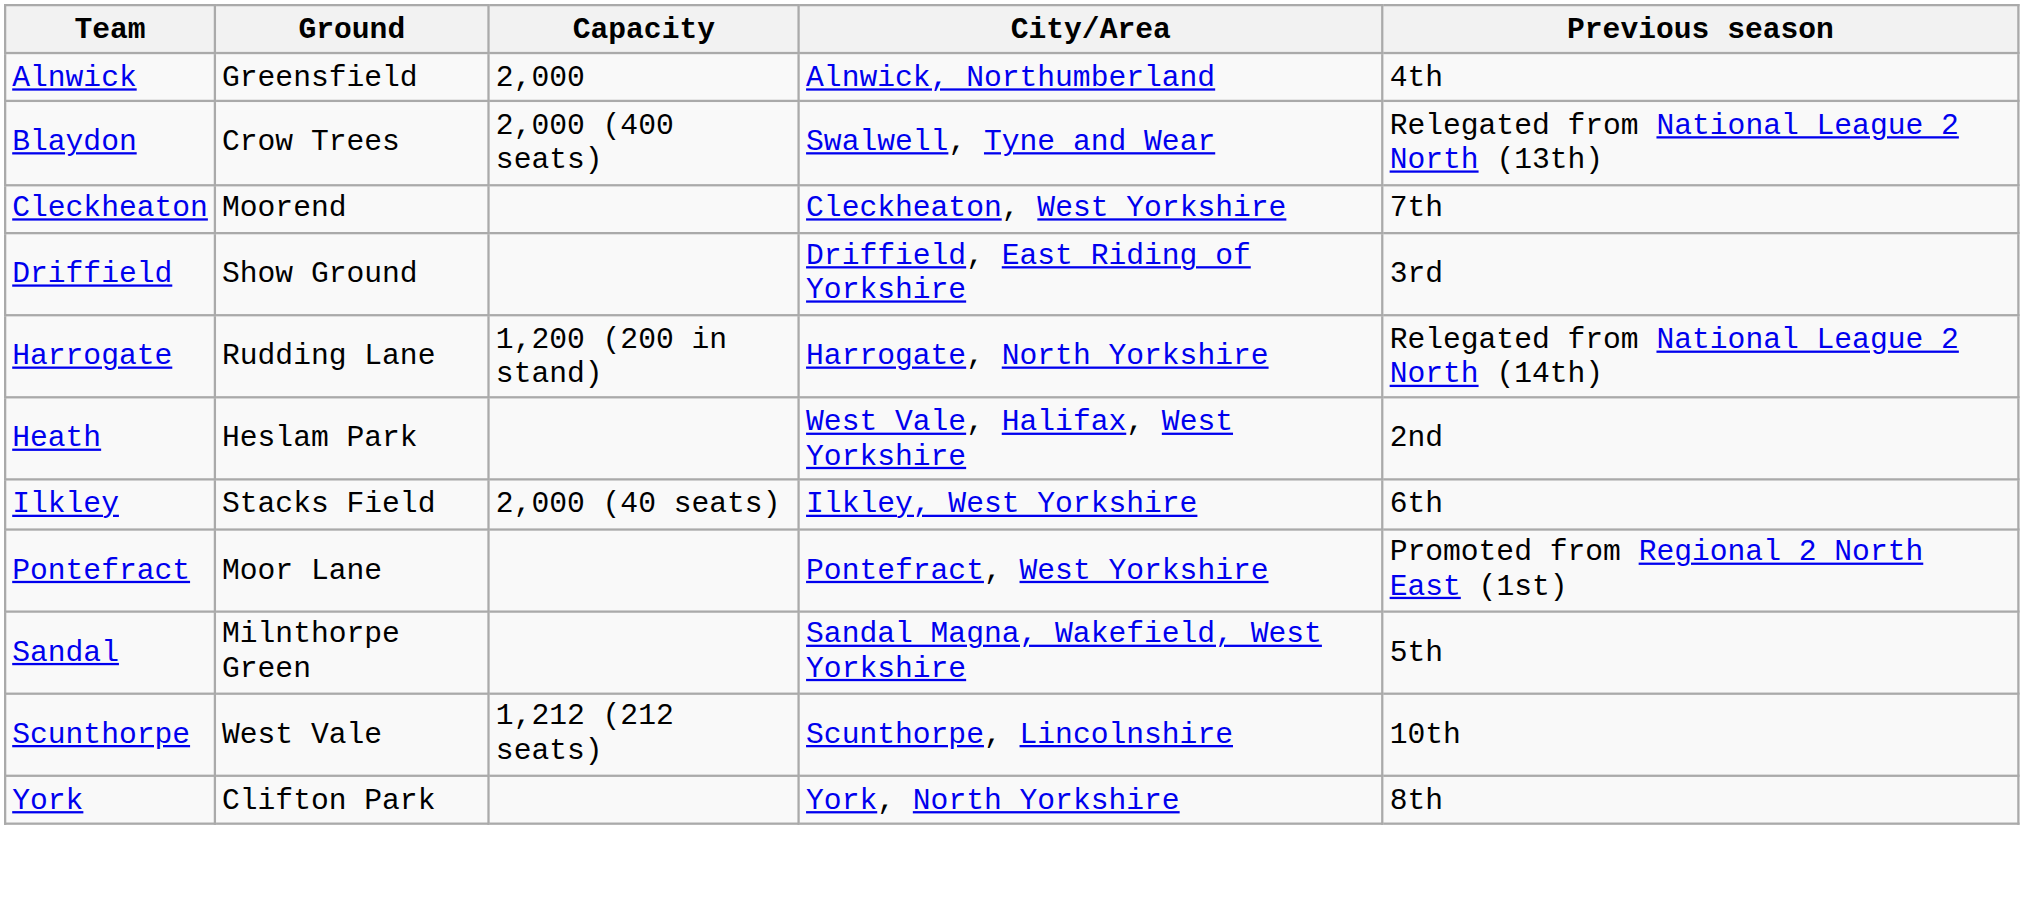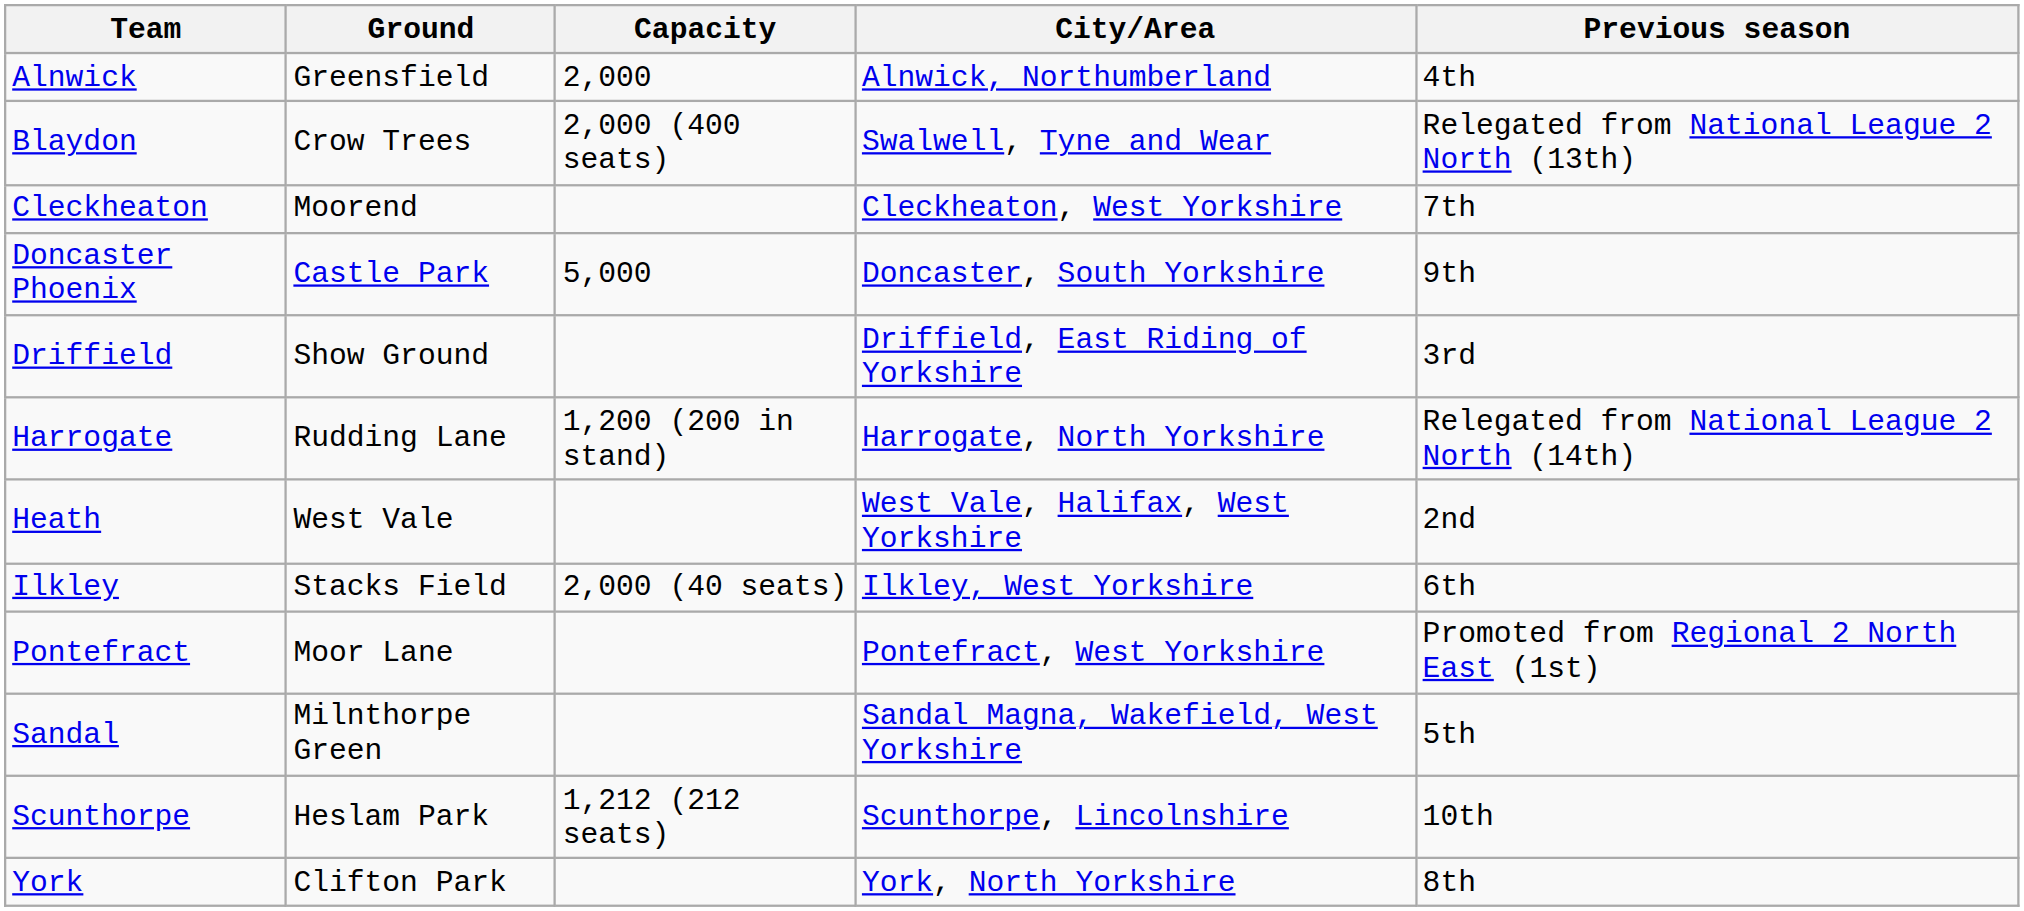+ row: (92, 274)
(320, 439) Heslam Park -> (373, 521) West Vale
(302, 735) West Vale -> (391, 817) Heslam Park
